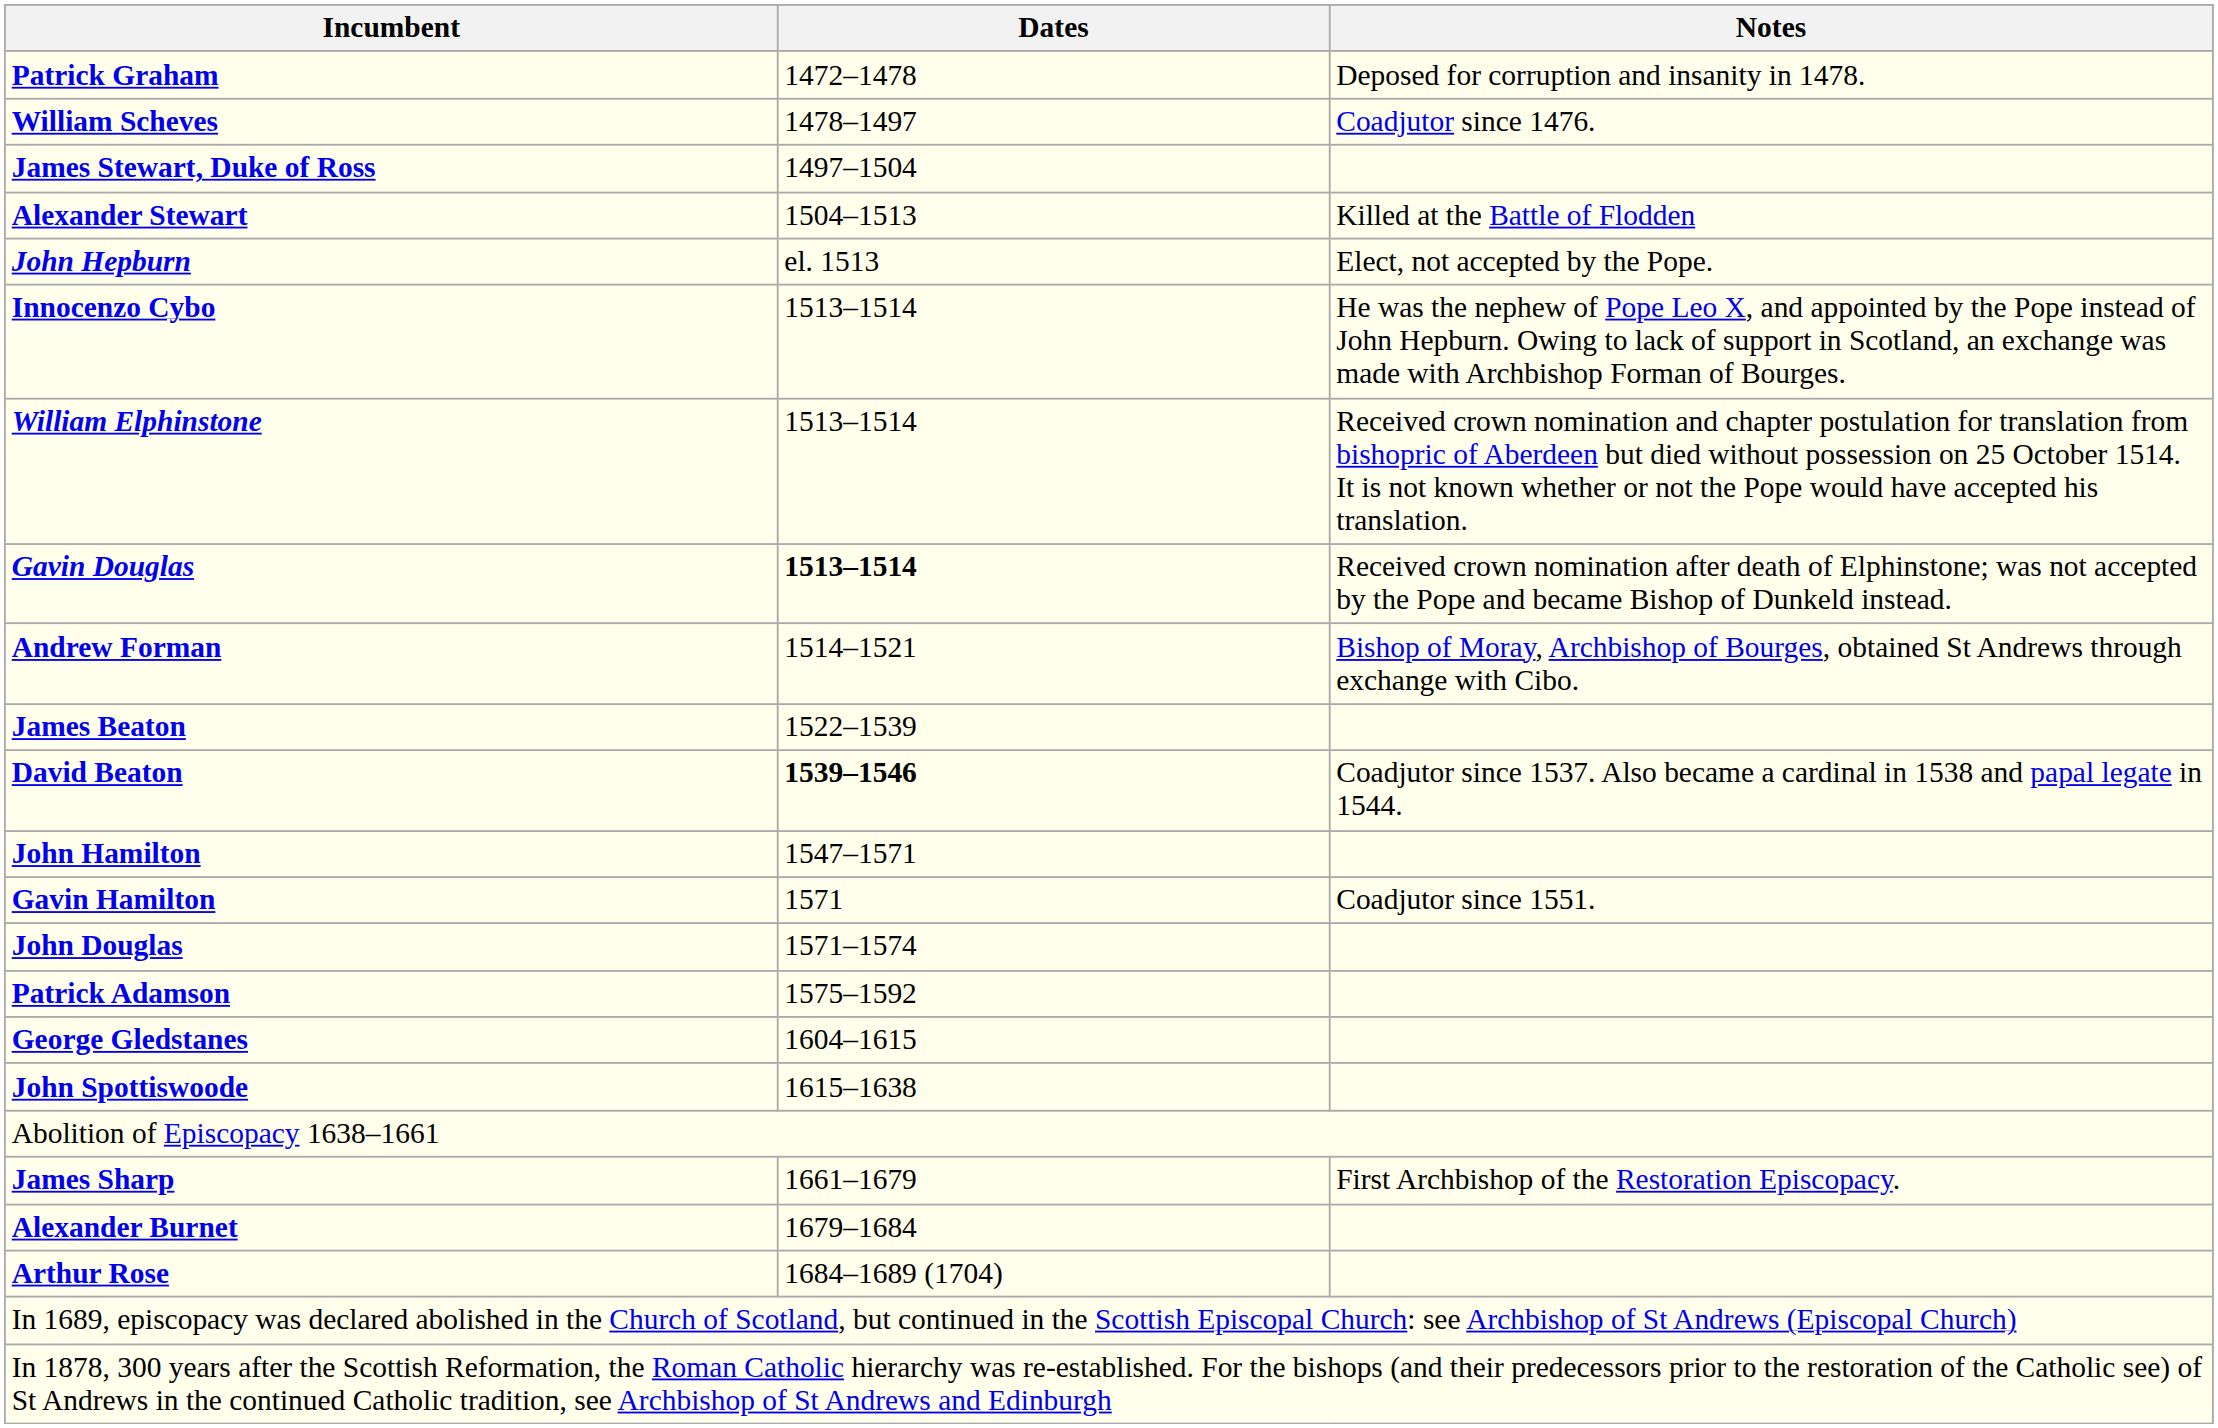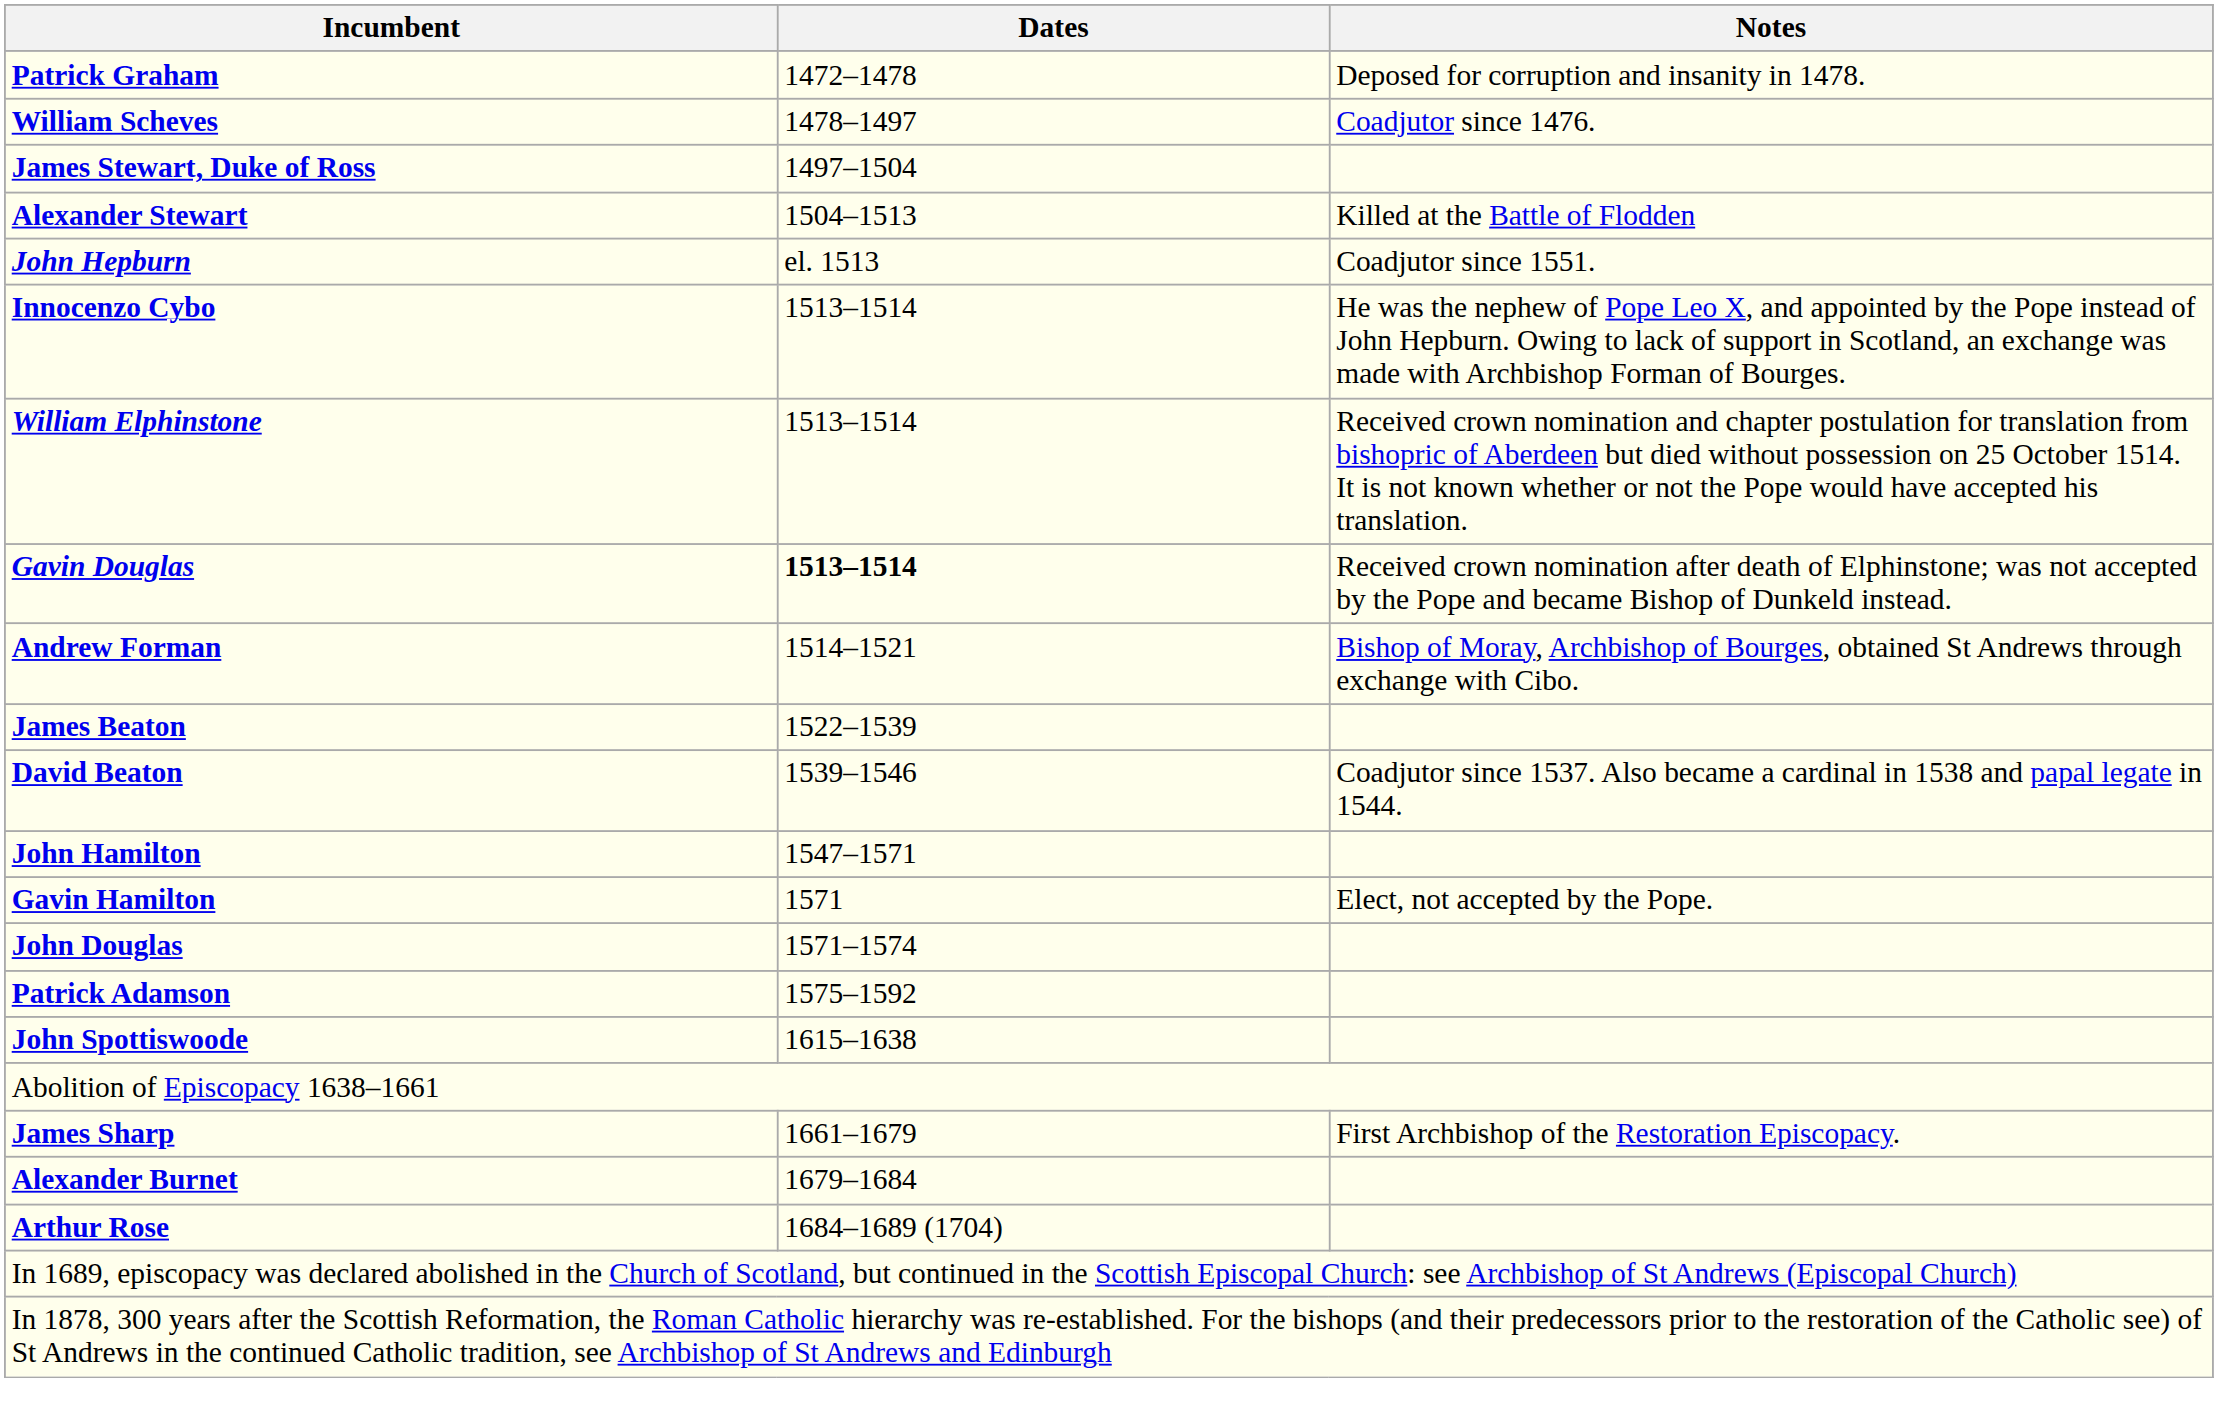(1525, 261) Elect, not accepted by the Pope. -> (1466, 261) Coadjutor since 1551.
(851, 773) bold -> (851, 773) normal
(1466, 899) Coadjutor since 1551. -> (1525, 899) Elect, not accepted by the Pope.
- row: (130, 1039)
